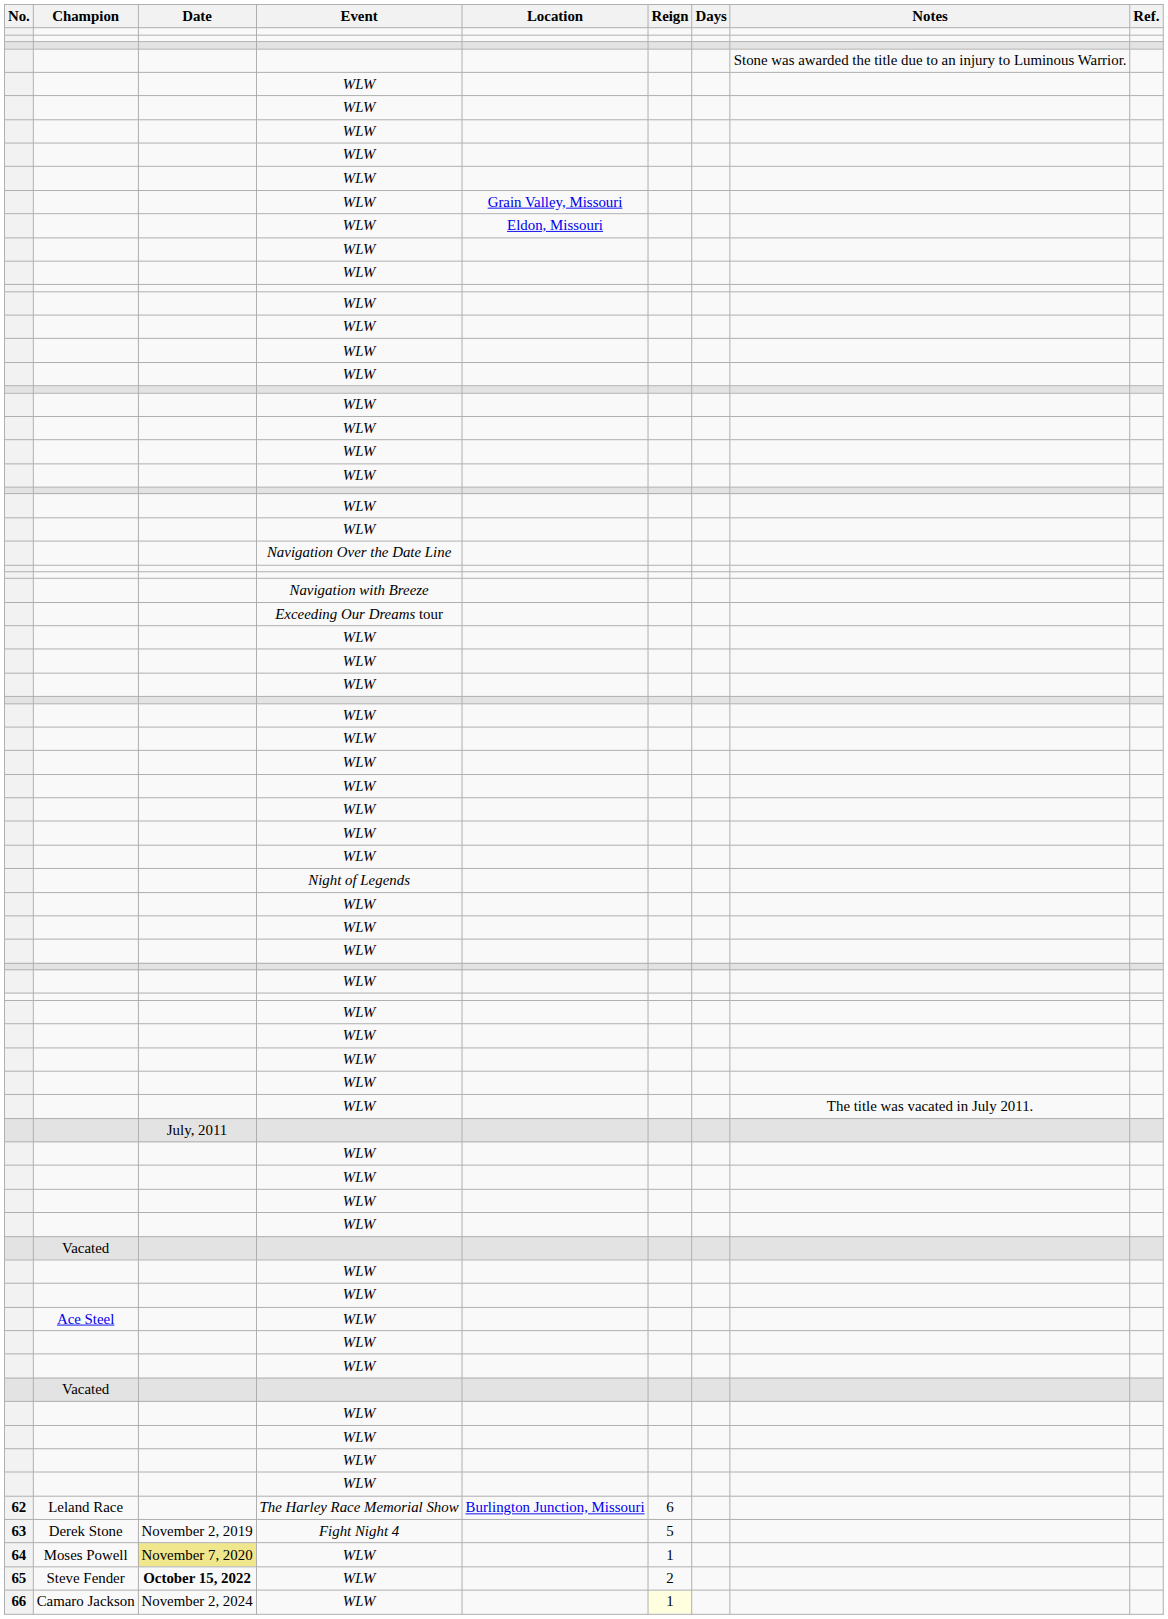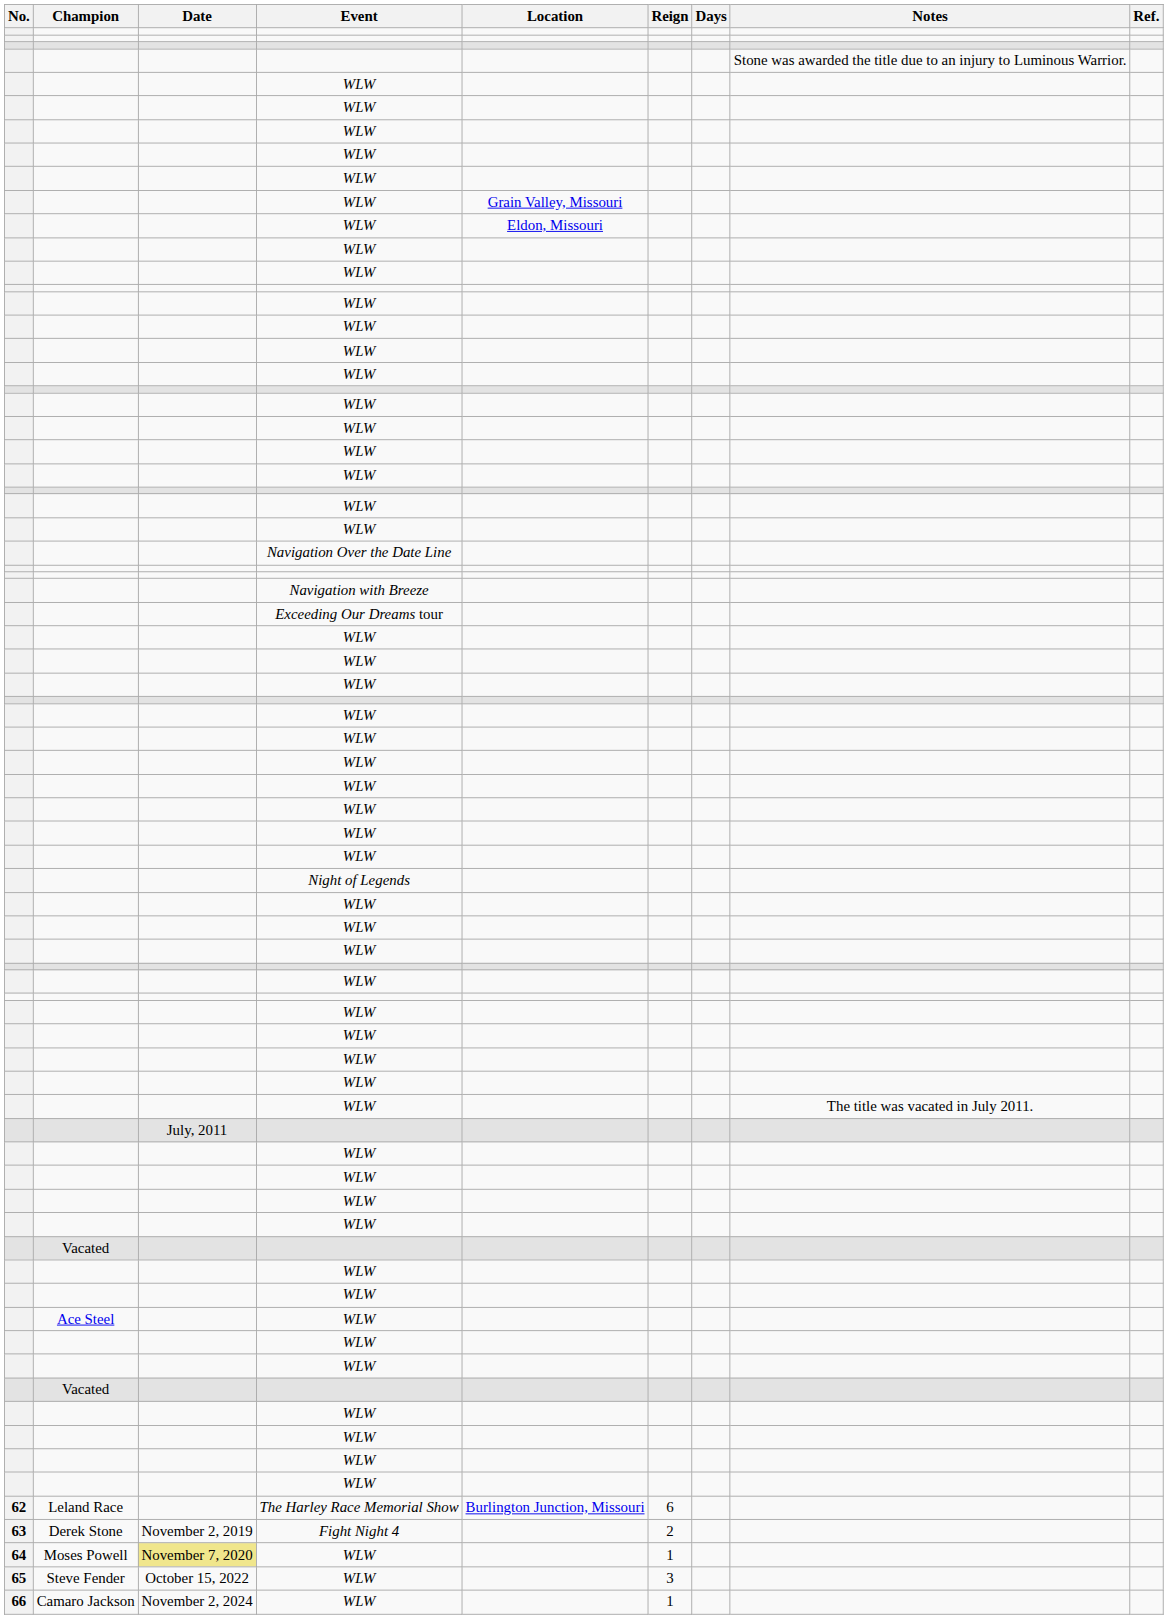(670, 1531) 5 -> (670, 1531) 2
(197, 1578) bold -> (197, 1578) normal
(670, 1578) 2 -> (670, 1578) 3
(670, 1602) lightyellow background -> (670, 1602) no background
